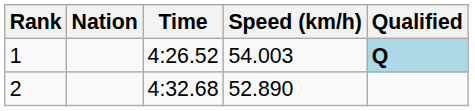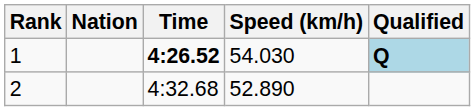(183, 55) normal -> (184, 55) bold
(261, 55) 54.003 -> (262, 55) 54.030
